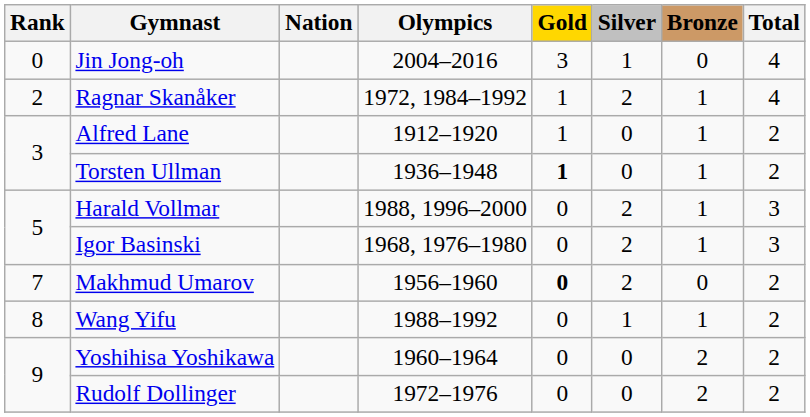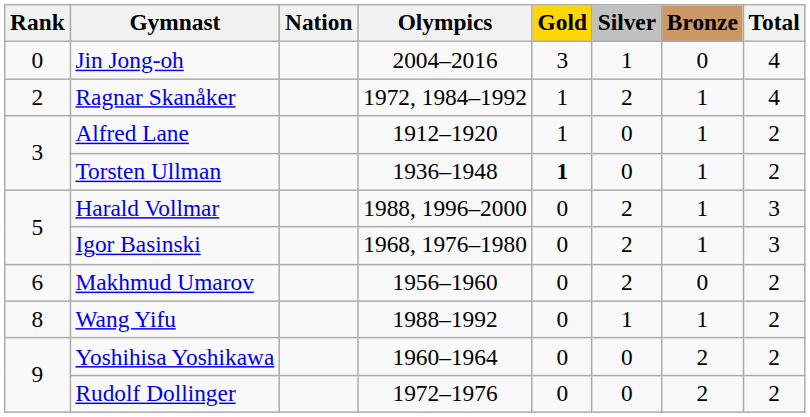(37, 282) 7 -> (37, 282) 6
(562, 282) bold -> (562, 282) normal
